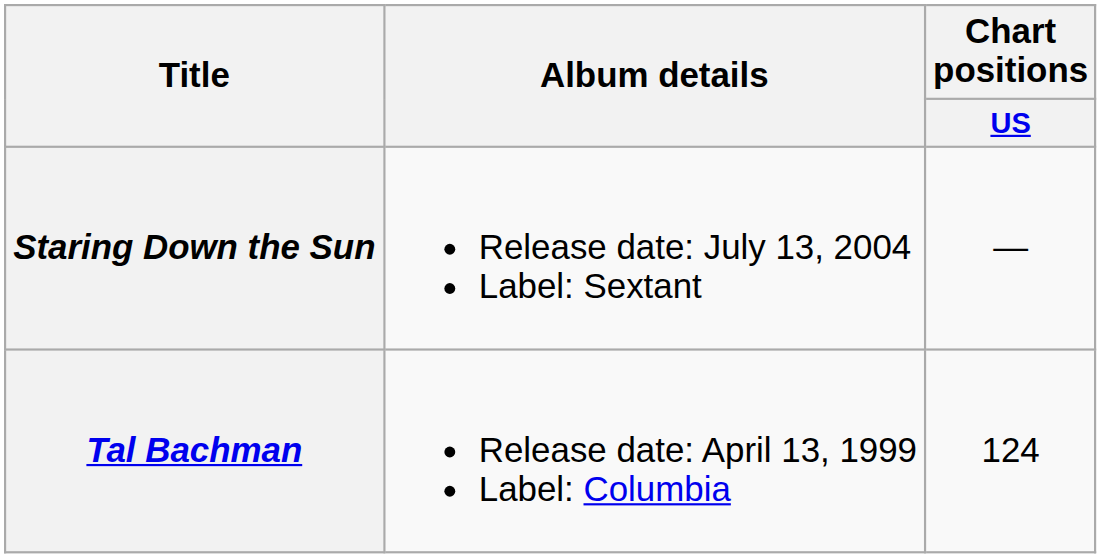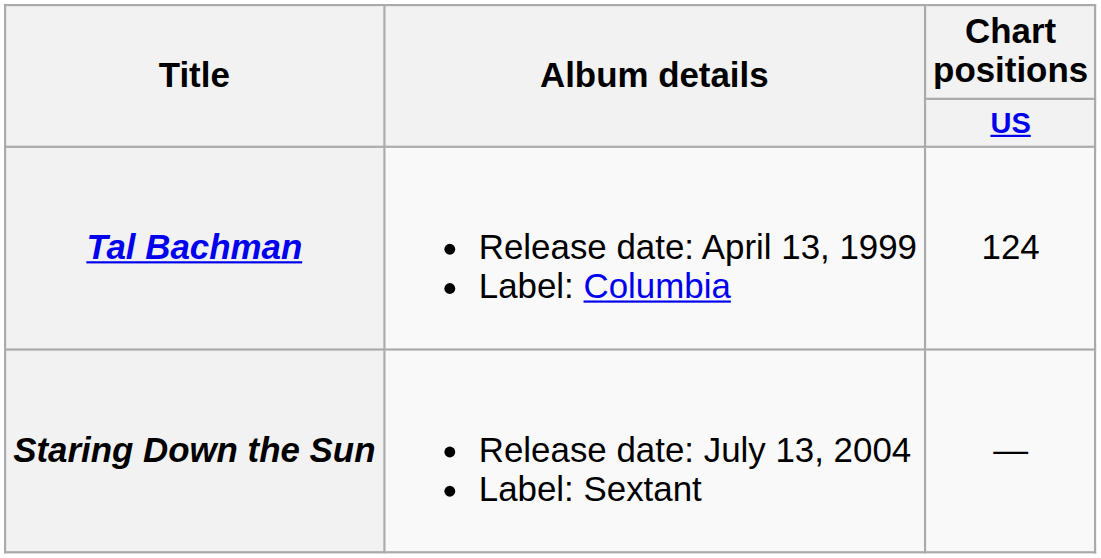rows swapped: (194, 450) <-> (194, 247)
